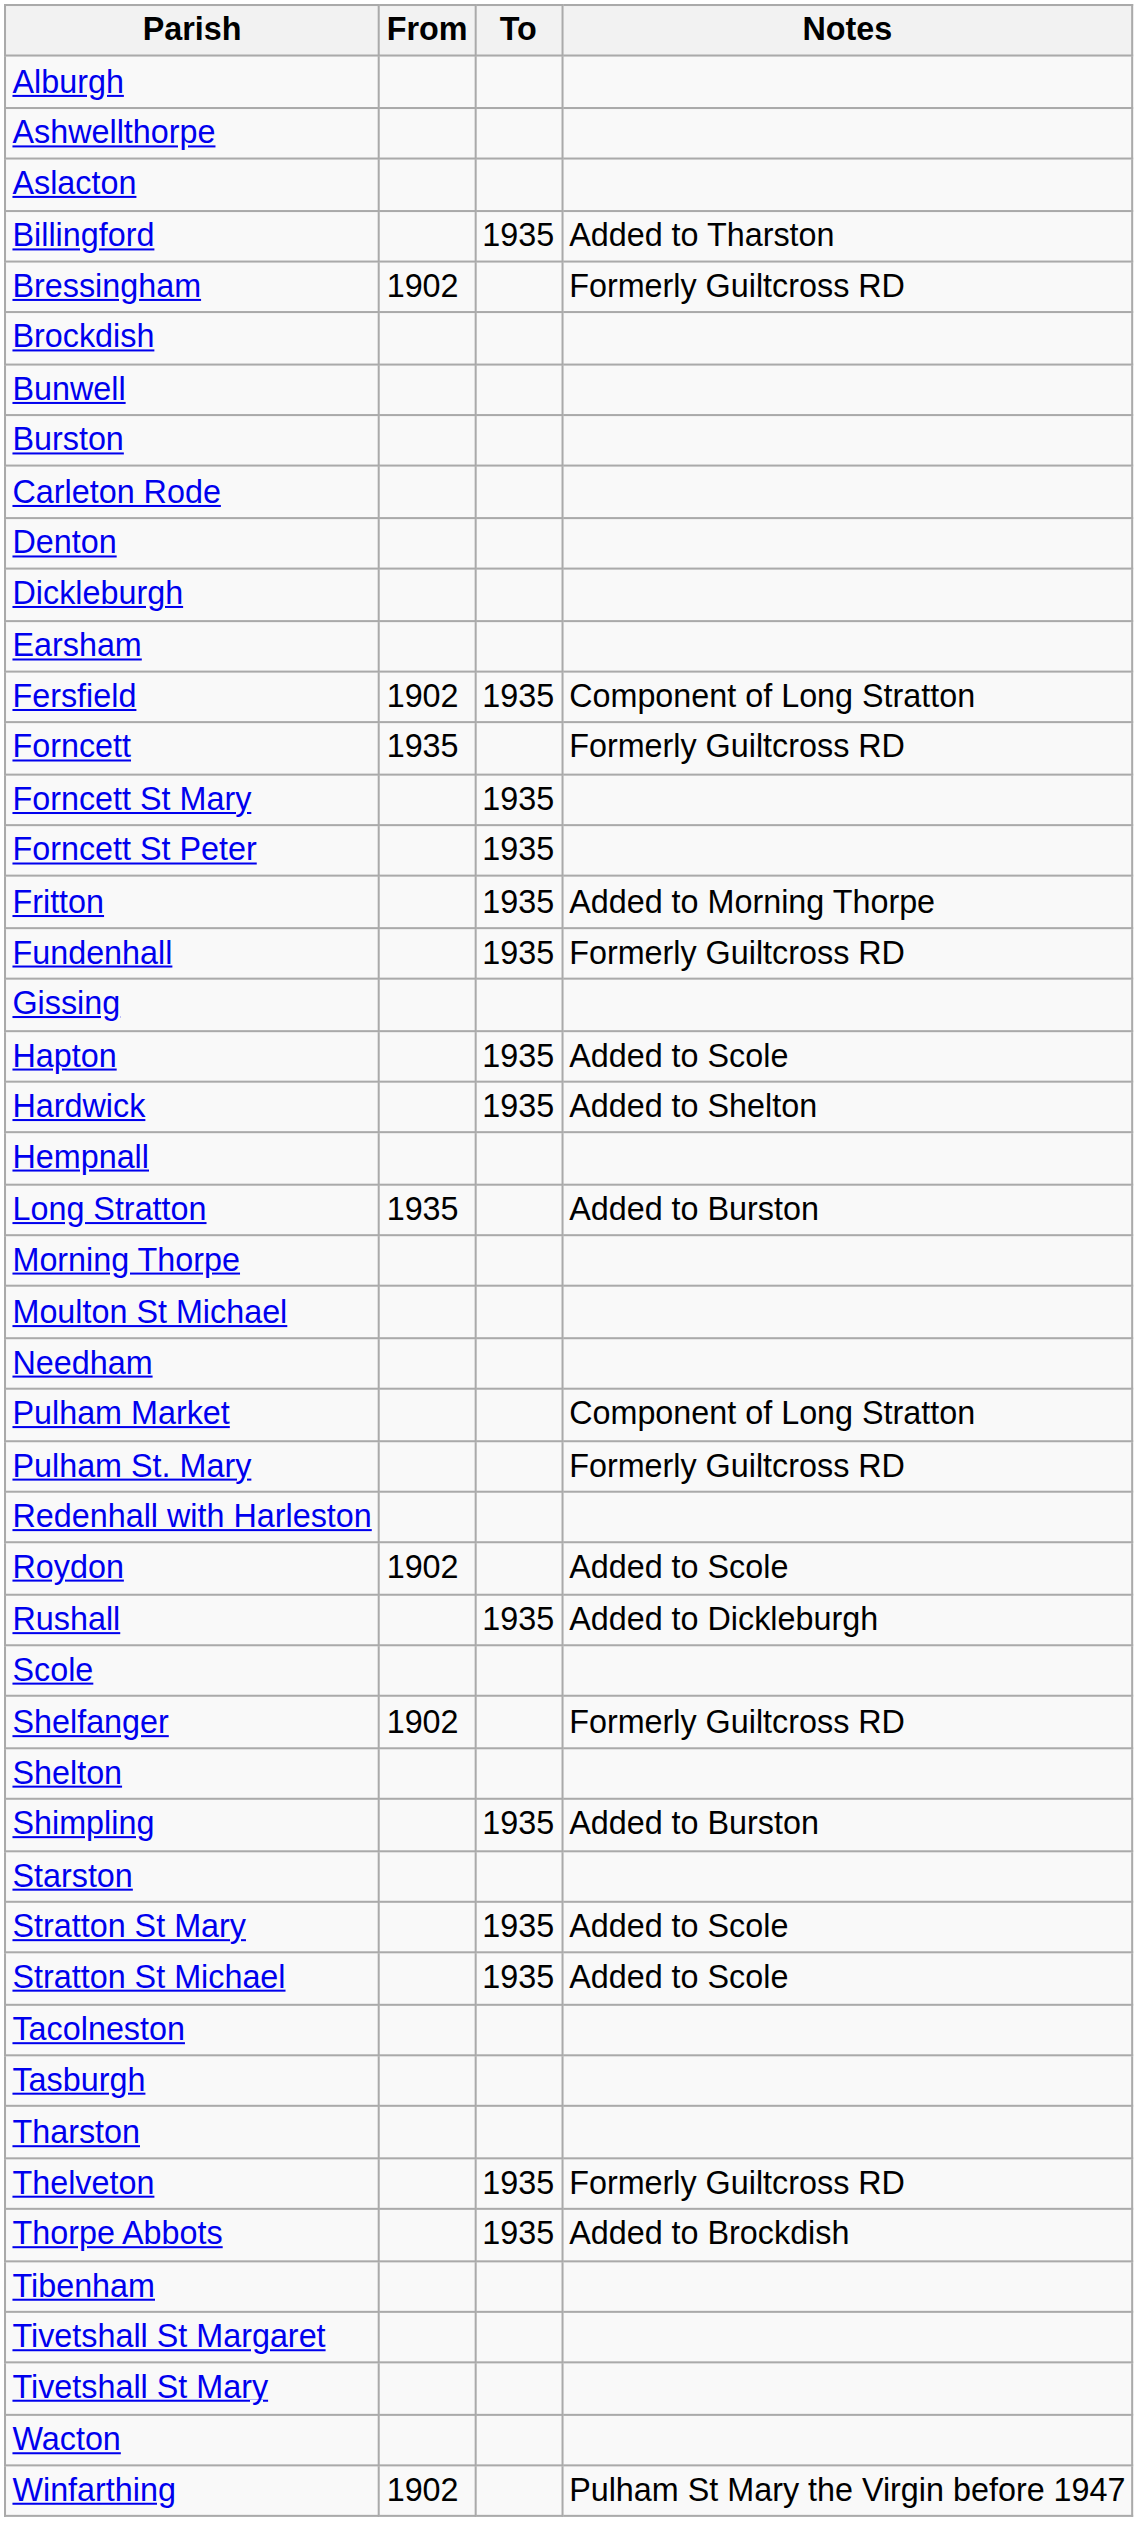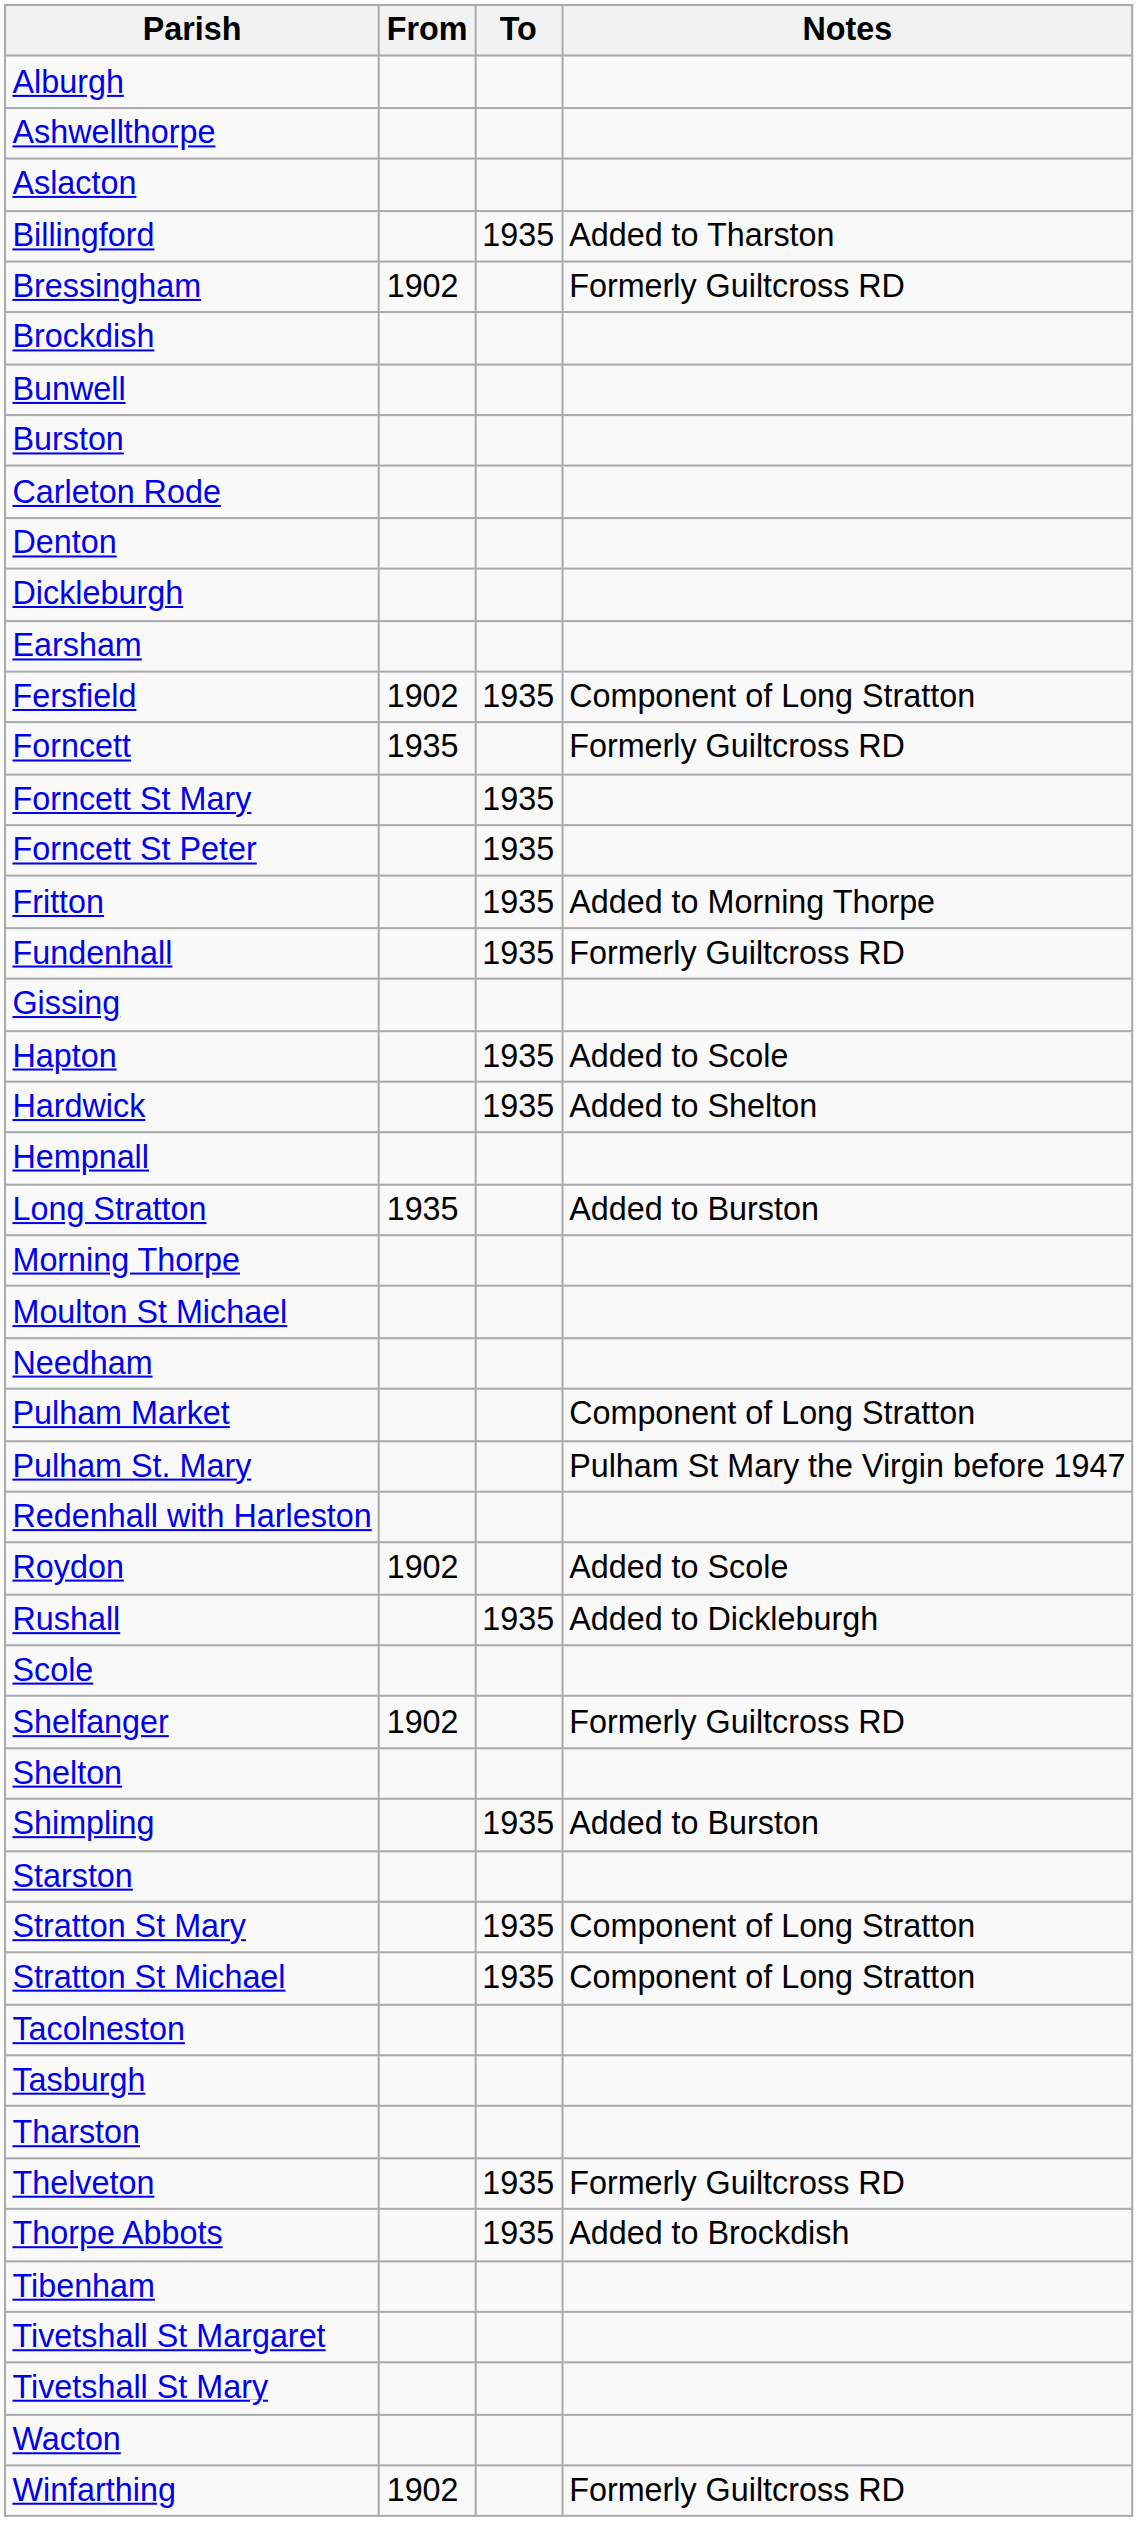(737, 1465) Formerly Guiltcross RD -> (847, 1465) Pulham St Mary the Virgin before 1947
(679, 1926) Added to Scole -> (772, 1926) Component of Long Stratton
(679, 1977) Added to Scole -> (772, 1977) Component of Long Stratton
(847, 2490) Pulham St Mary the Virgin before 1947 -> (737, 2490) Formerly Guiltcross RD
